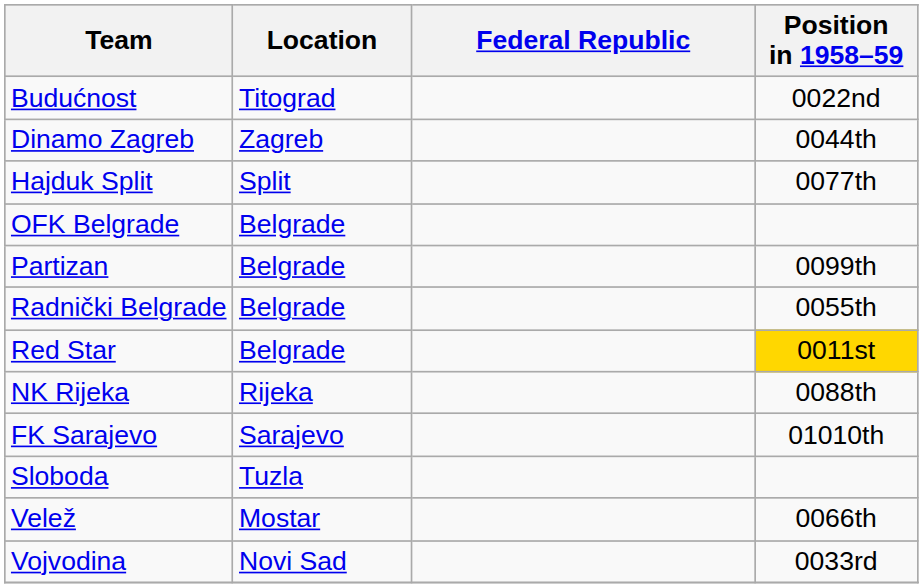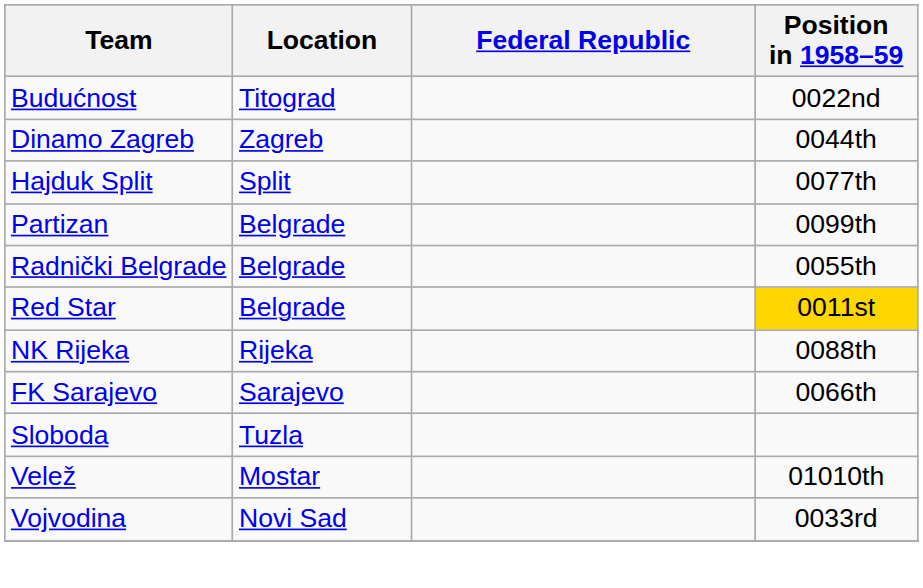- row: (95, 223)
(836, 434) 01010th -> (836, 392) 0066th
(836, 518) 0066th -> (836, 476) 01010th
